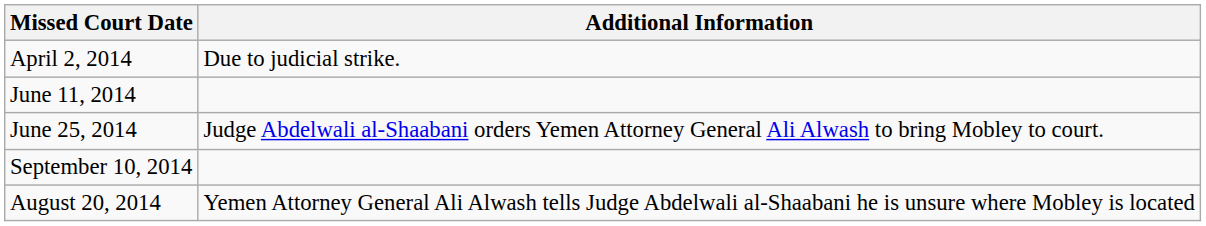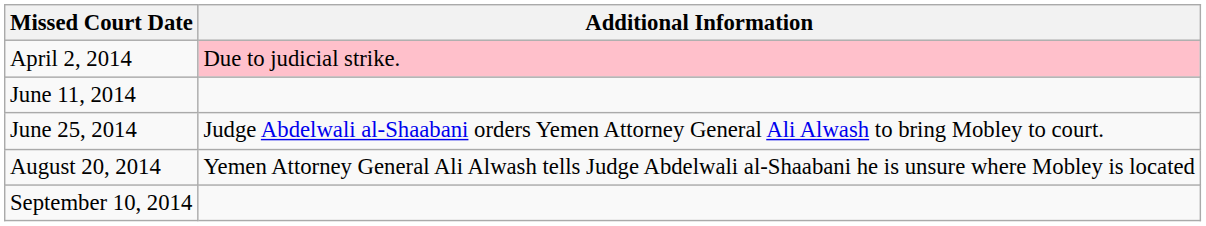(302, 58) no background -> (302, 58) pink background
rows swapped: (85, 202) <-> (101, 166)
